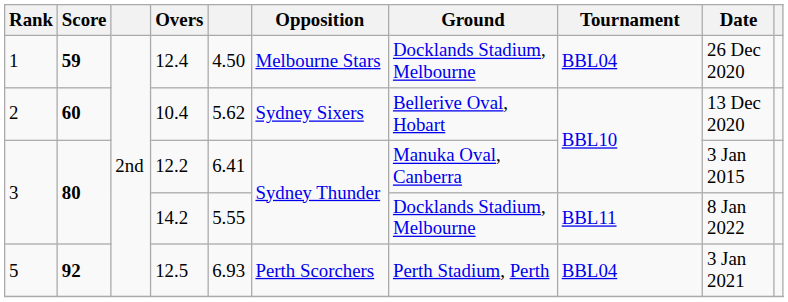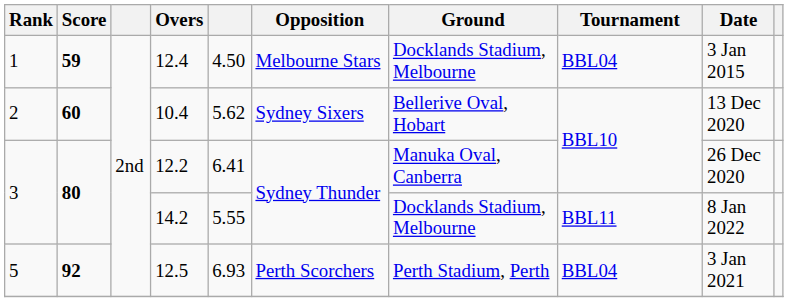(734, 60) 26 Dec 2020 -> (727, 60) 3 Jan 2015
(727, 165) 3 Jan 2015 -> (734, 165) 26 Dec 2020
